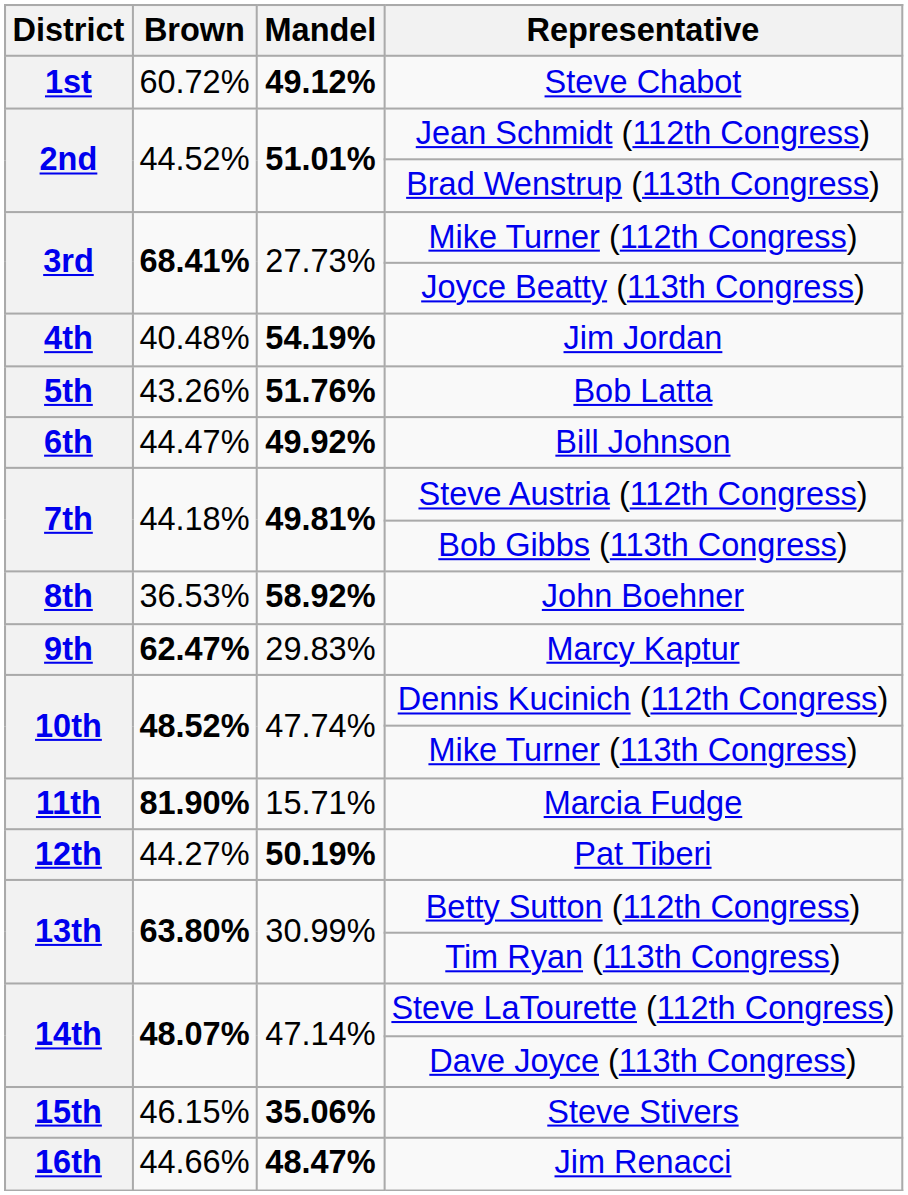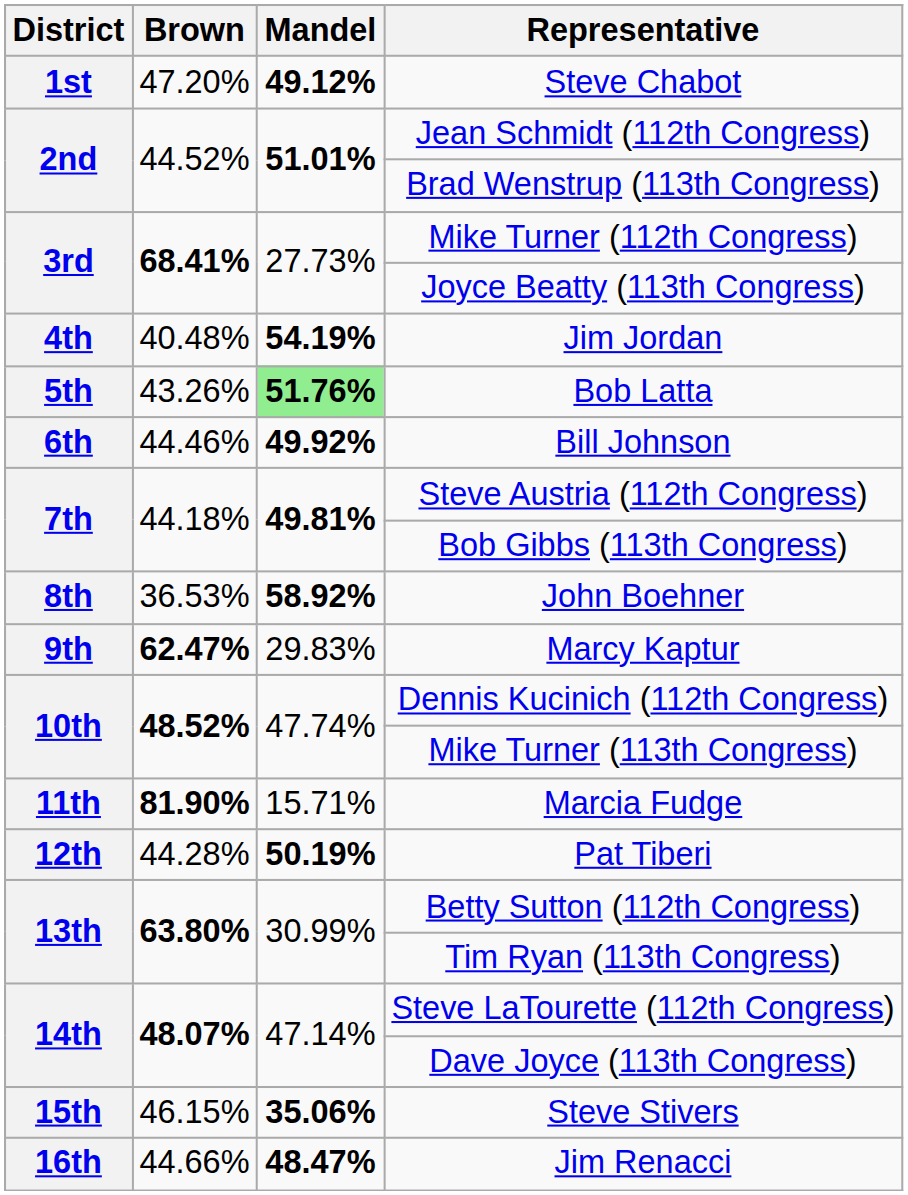(194, 81) 60.72% -> (194, 81) 47.20%
(320, 390) no background -> (320, 390) lightgreen background
(194, 442) 44.47% -> (194, 442) 44.46%
(194, 854) 44.27% -> (194, 854) 44.28%
